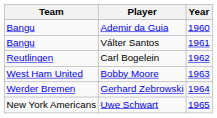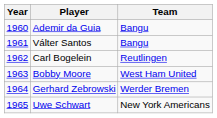columns swapped: (199, 12) <-> (51, 12)
